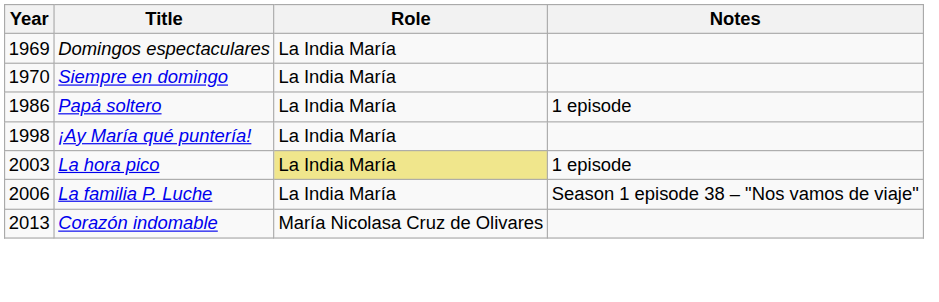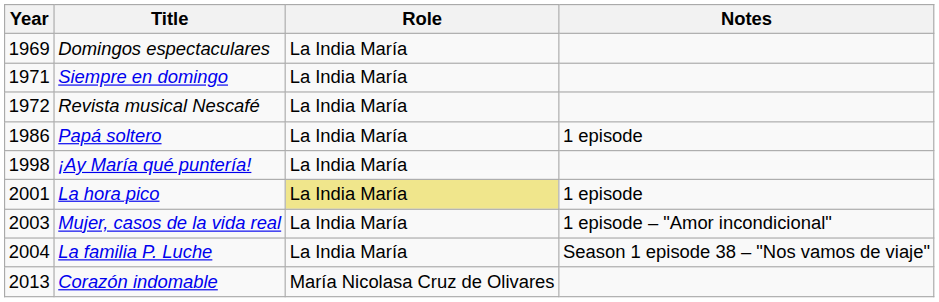(29, 77) 1970 -> (29, 77) 1971
+ row: (159, 106)
(29, 164) 2003 -> (29, 194) 2001
+ row: (170, 223)
(29, 194) 2006 -> (29, 252) 2004
